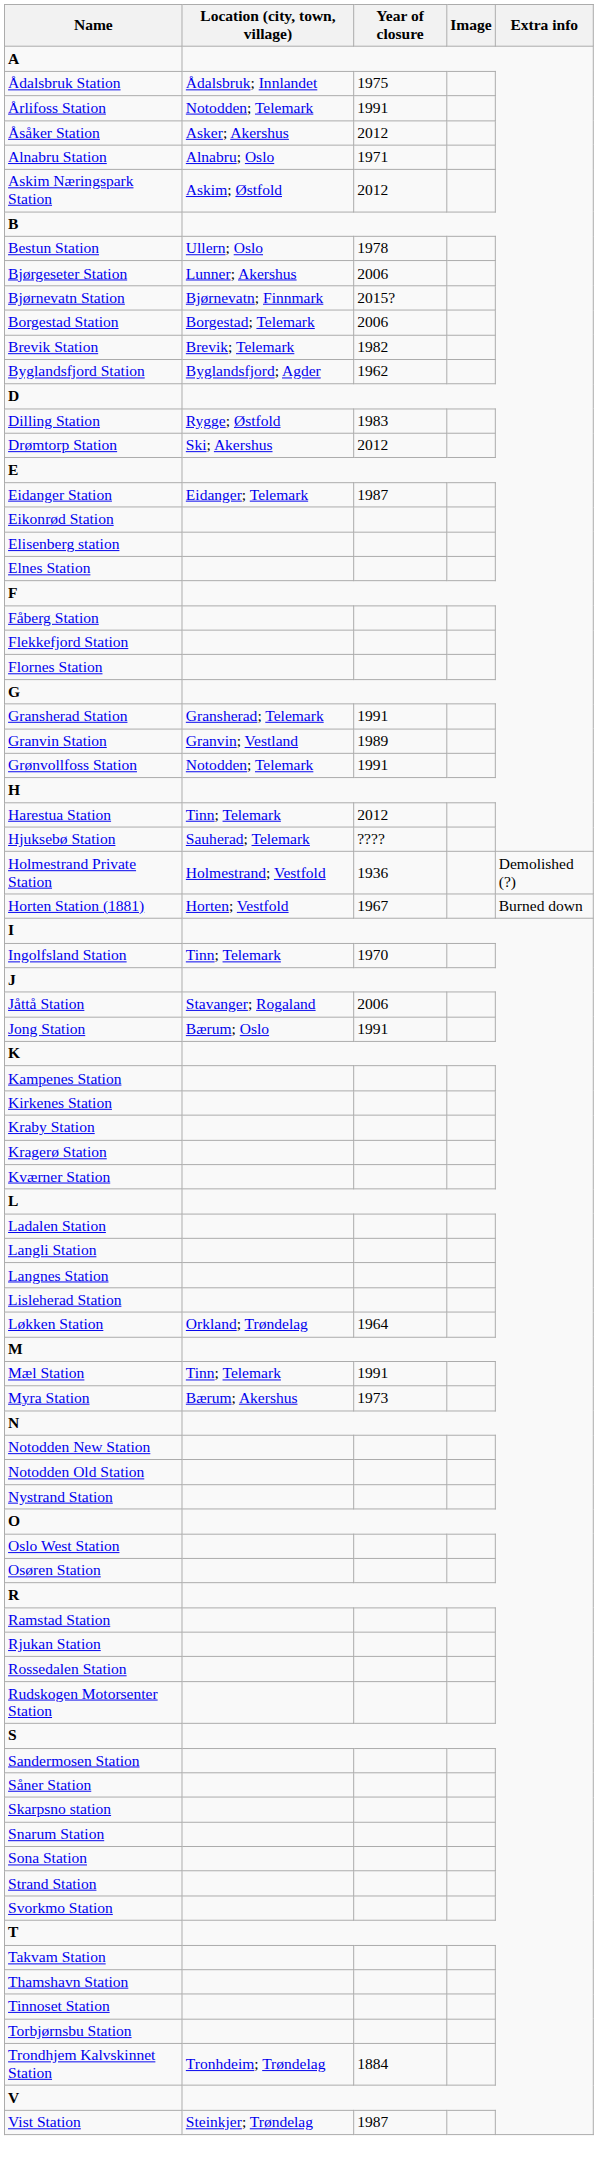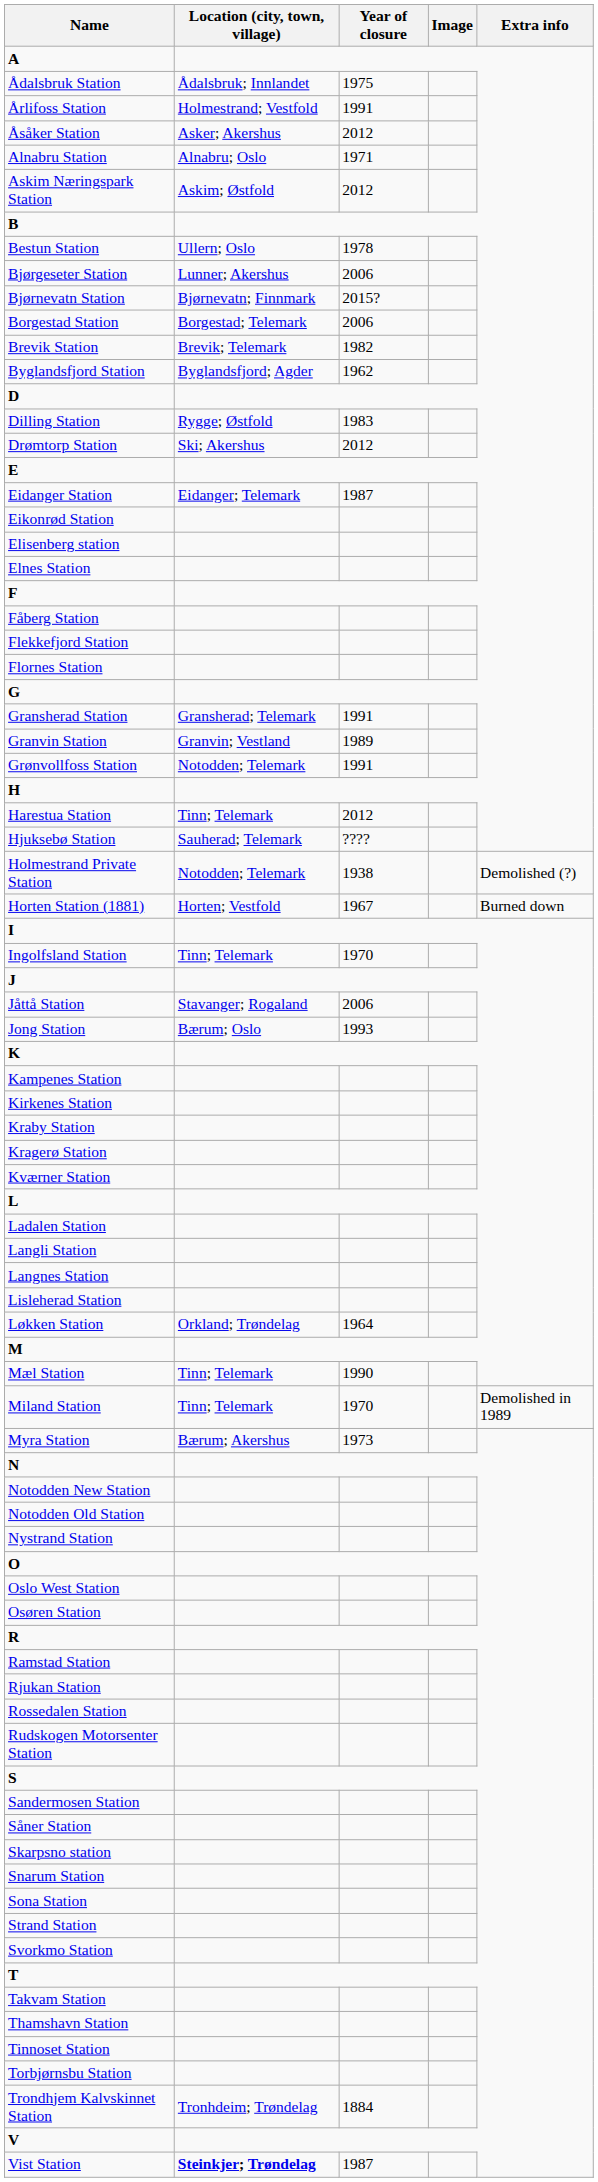(250, 108) Notodden; Telemark -> (248, 108) Holmestrand; Vestfold
(256, 872) Holmestrand; Vestfold -> (242, 872) Notodden; Telemark
(373, 872) 1936 -> (358, 872) 1938
(373, 1029) 1991 -> (358, 1029) 1993
(373, 1373) 1991 -> (358, 1373) 1990
+ row: (54, 1407)
(249, 2122) normal -> (247, 2164) bold
